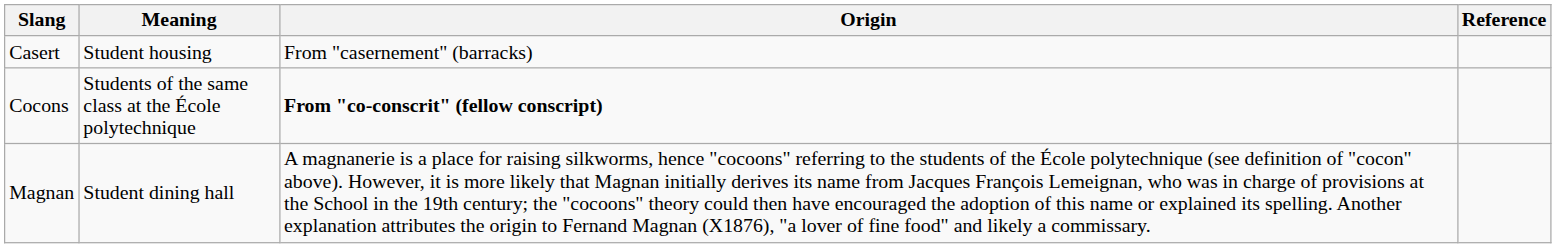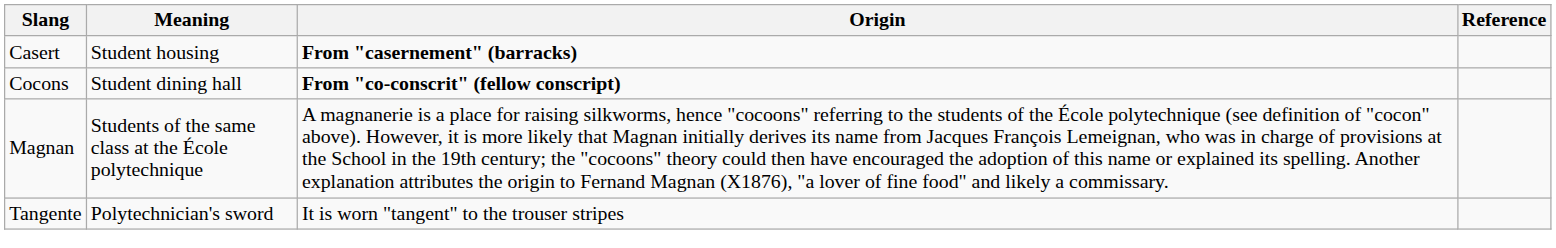(408, 51) normal -> (440, 51) bold
(166, 105) Students of the same class at the École polytechnique -> (166, 83) Student dining hall
(159, 192) Student dining hall -> (173, 148) Students of the same class at the École polytechnique
+ row: (45, 213)
